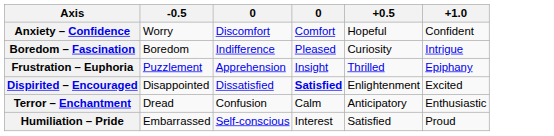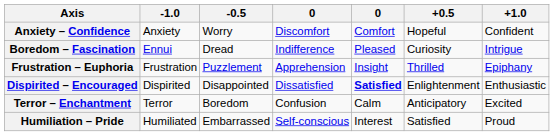+ column: (170, 13)
(166, 49) Boredom -> (218, 49) Dread
(444, 85) Excited -> (515, 85) Enthusiastic
(158, 103) Dread -> (225, 103) Boredom
(456, 103) Enthusiastic -> (503, 103) Excited
